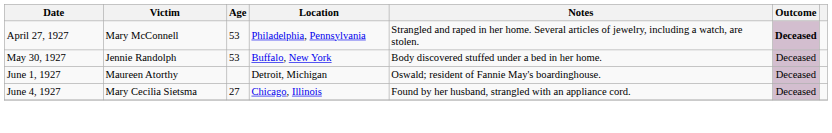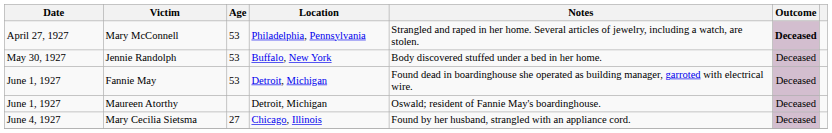+ row: (131, 80)
